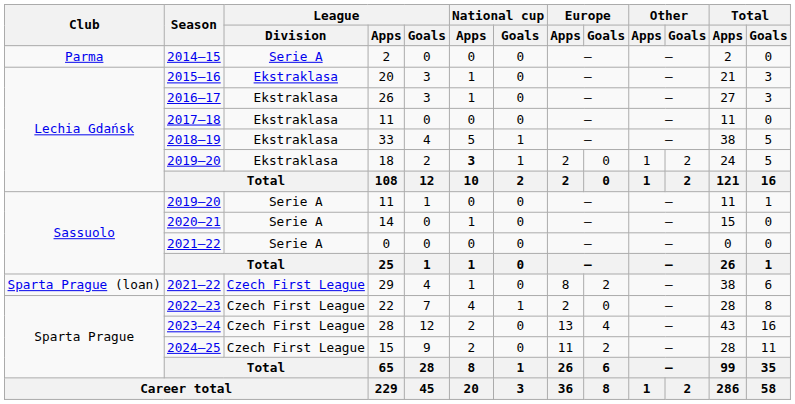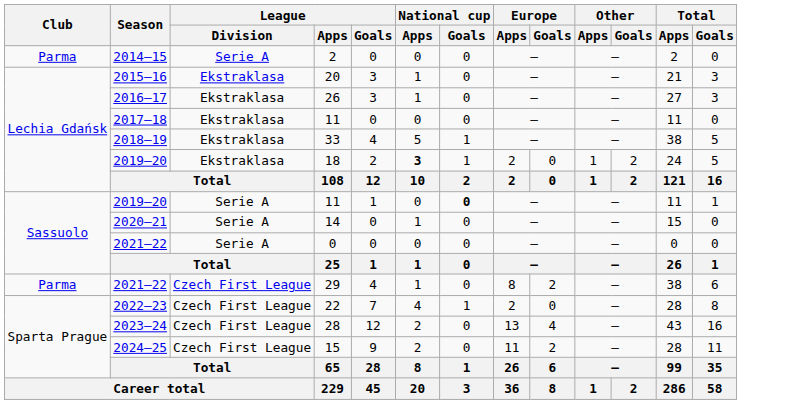(520, 202) normal -> (467, 202) bold
(84, 285) Sparta Prague (loan) -> (57, 285) Parma
